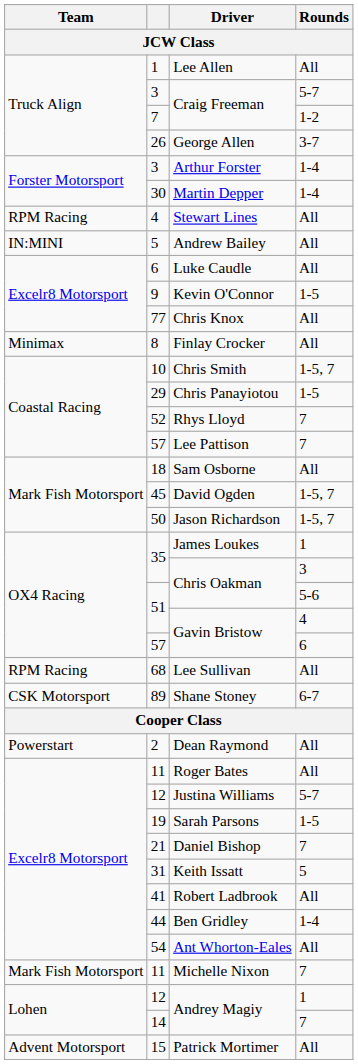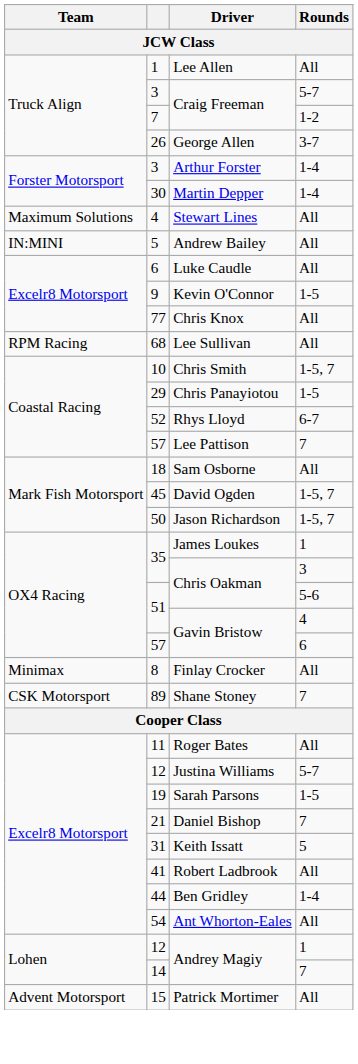(48, 217) RPM Racing -> (71, 217) Maximum Solutions
rows swapped: (155, 343) <-> (158, 670)
(303, 418) 7 -> (309, 418) 6-7
(309, 695) 6-7 -> (303, 695) 7
- row: (155, 745)
- row: (158, 971)
